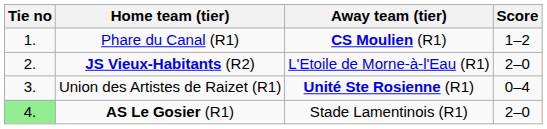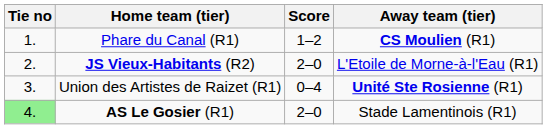columns swapped: (517, 16) <-> (389, 16)
